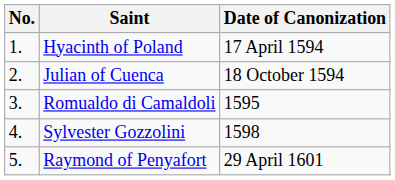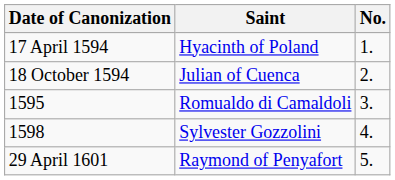columns swapped: (22, 18) <-> (305, 18)
